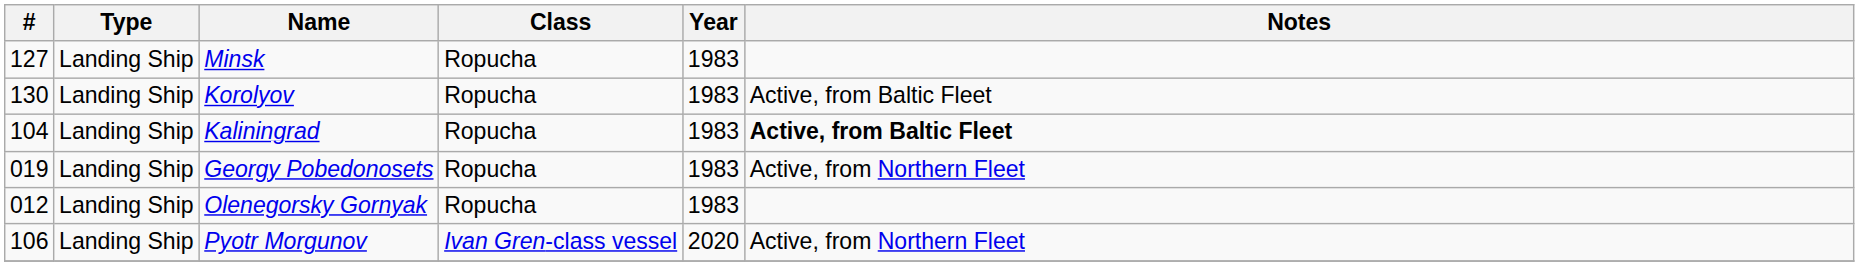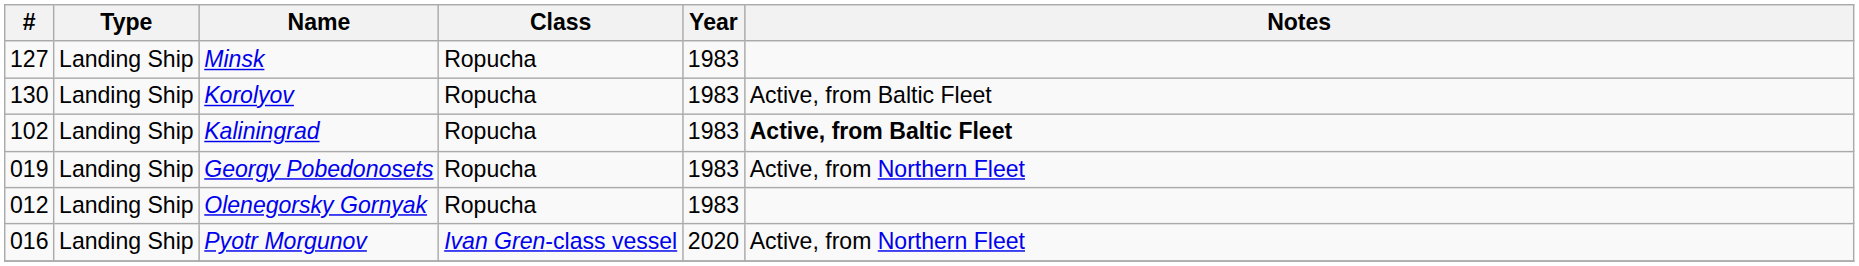(29, 132) 104 -> (29, 132) 102
(29, 242) 106 -> (29, 242) 016
